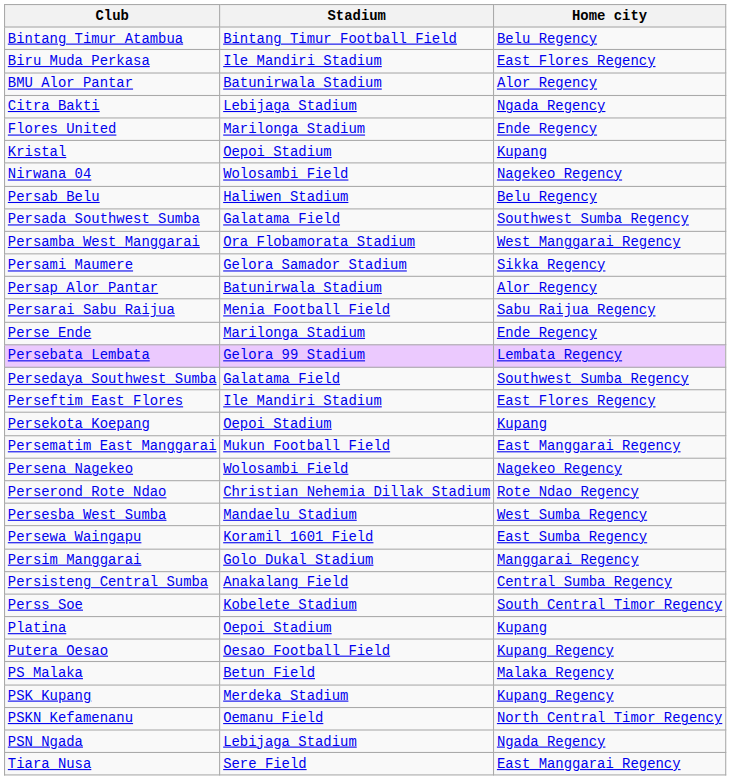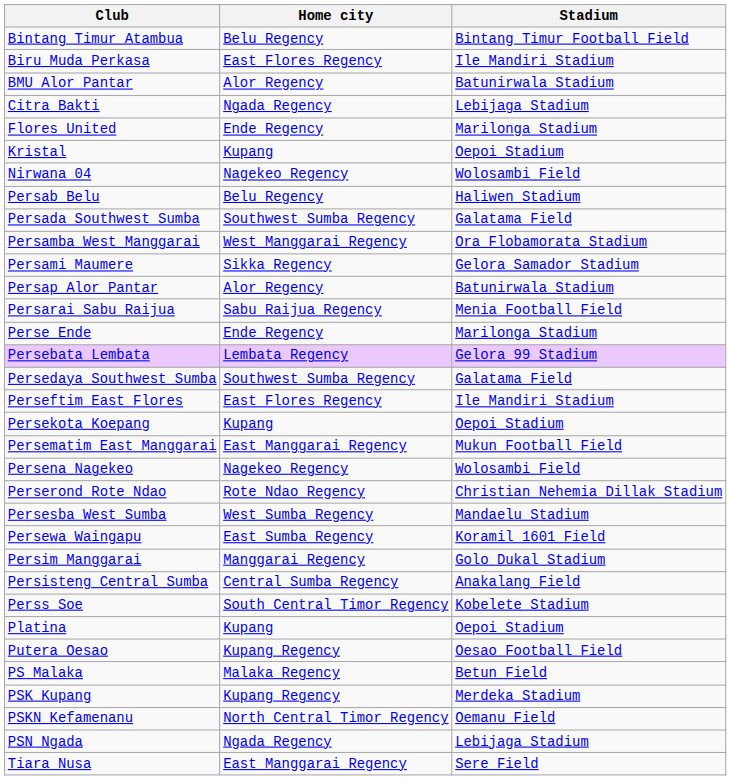columns swapped: (610, 16) <-> (357, 16)
